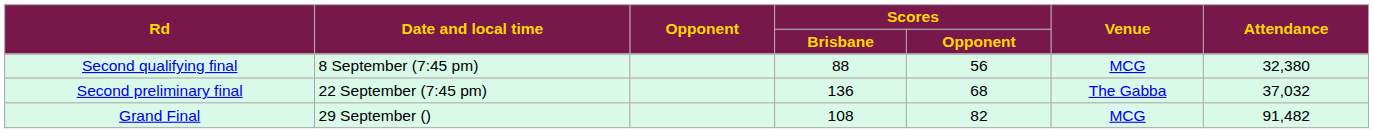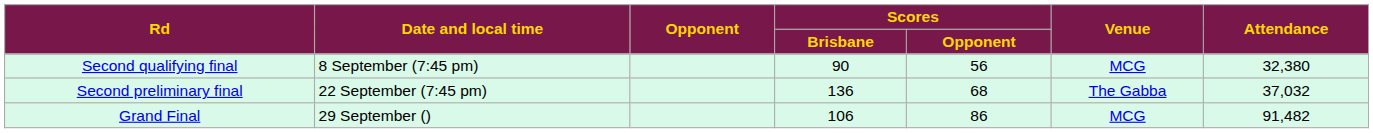(841, 66) 88 -> (841, 66) 90
(841, 115) 108 -> (841, 115) 106
(979, 115) 82 -> (979, 115) 86
